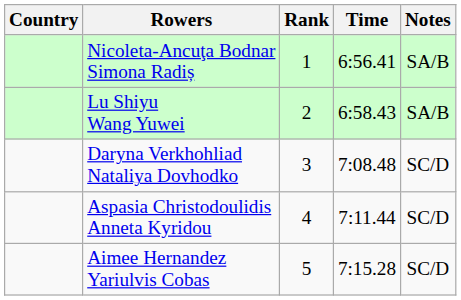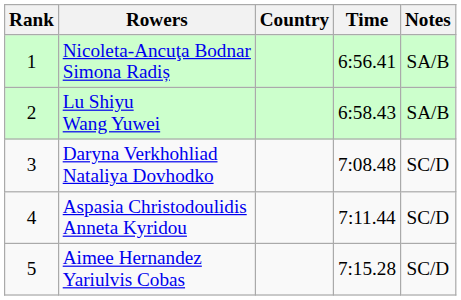columns swapped: (307, 19) <-> (44, 19)
